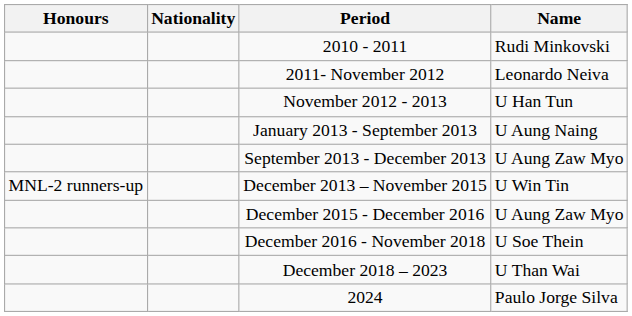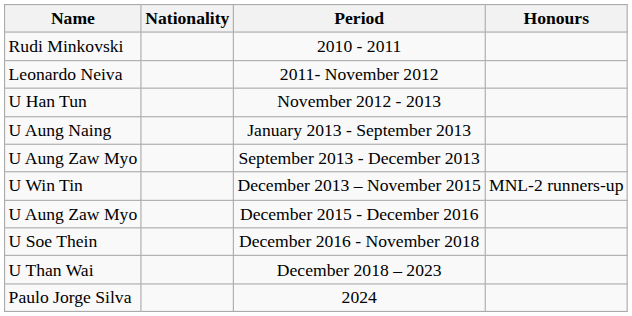columns swapped: (559, 18) <-> (76, 18)
